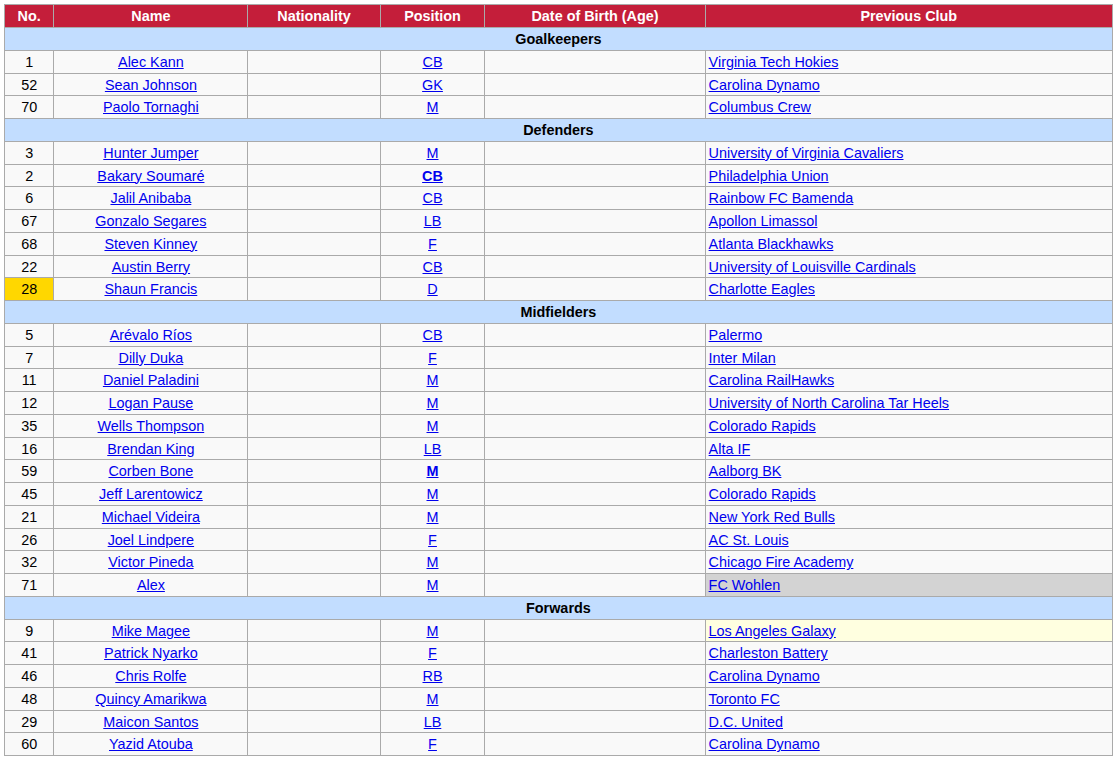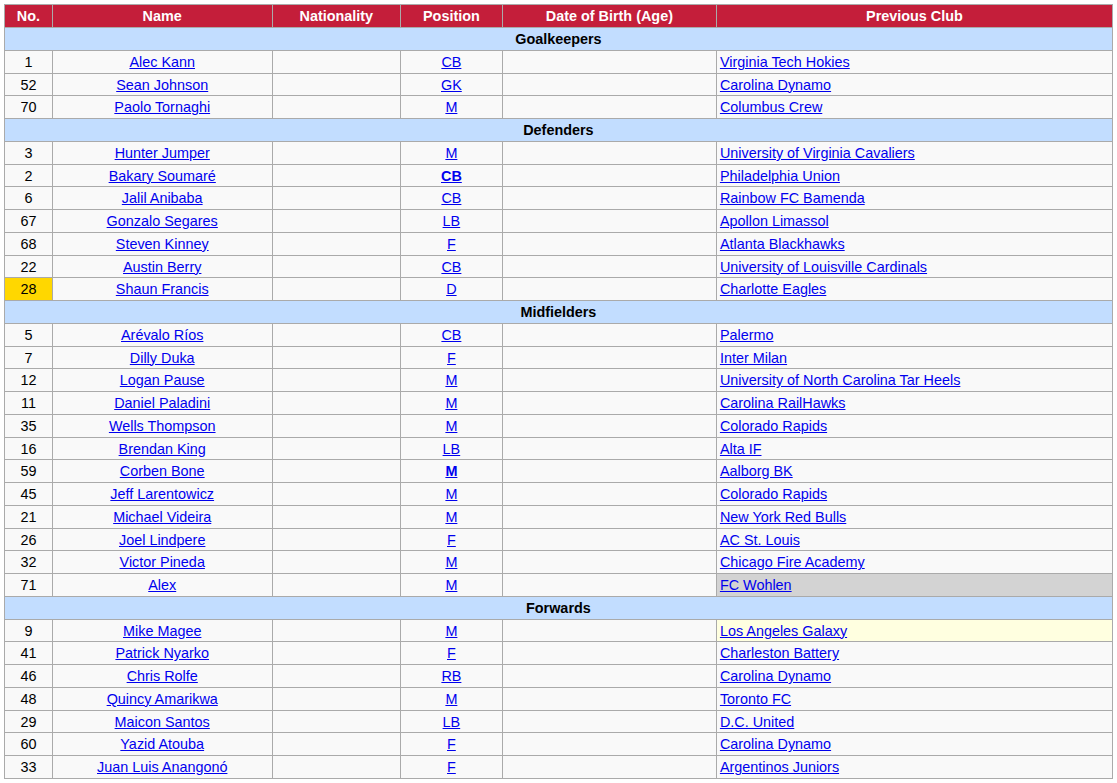rows swapped: (151, 380) <-> (151, 403)
+ row: (162, 767)
